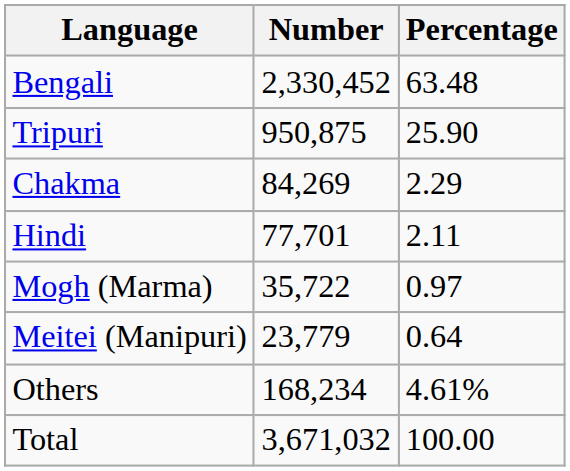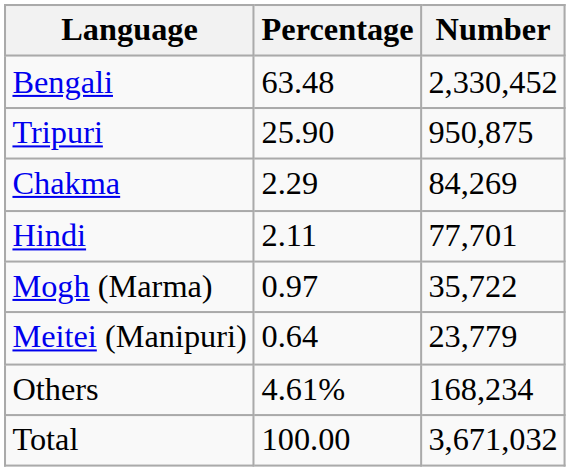columns swapped: (326, 30) <-> (482, 30)
